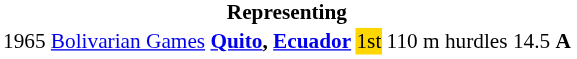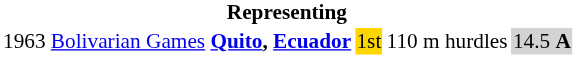(24, 41) 1965 -> (24, 41) 1963
(542, 41) no background -> (542, 41) lightgrey background
